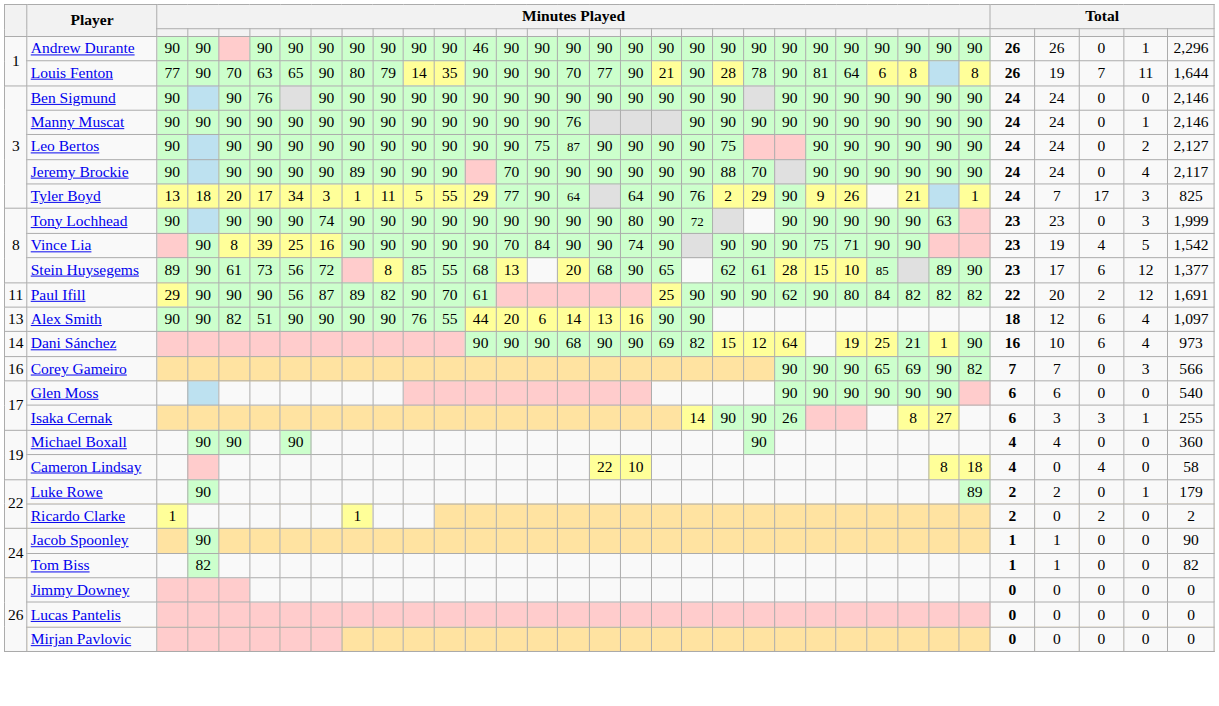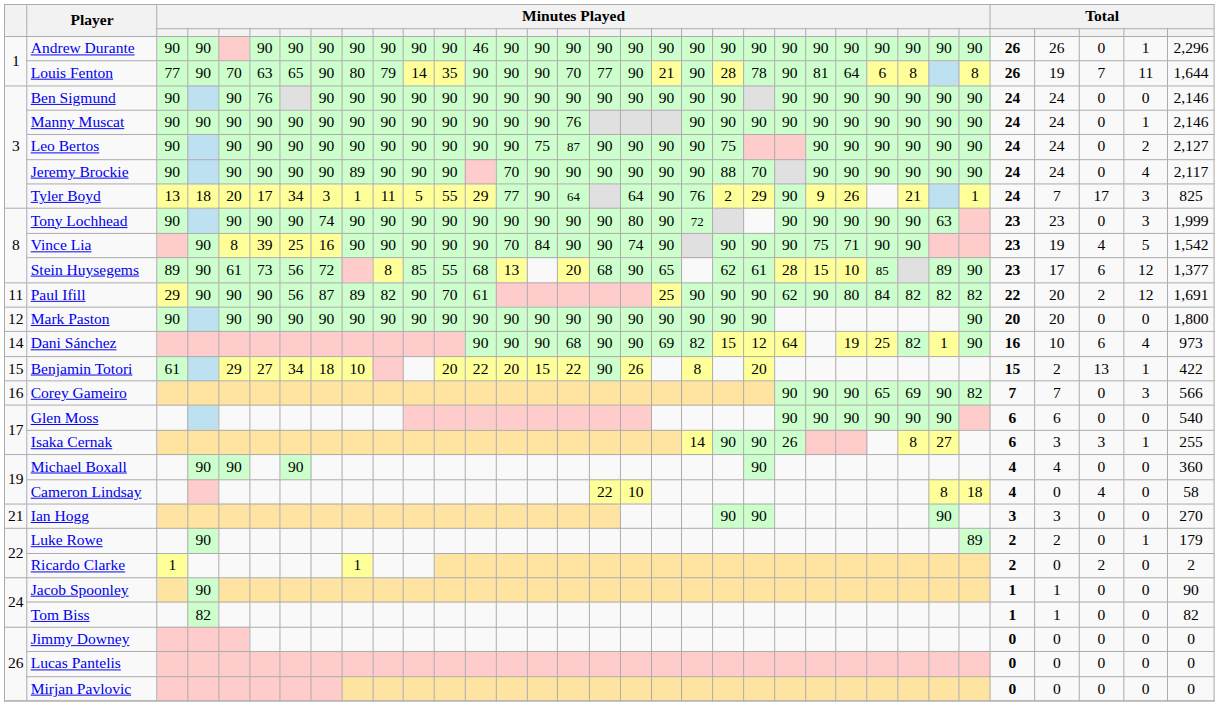+ row: (70, 319)
- row: (66, 319)
(913, 343) 21 -> (913, 343) 82
+ row: (82, 368)
+ row: (60, 516)
